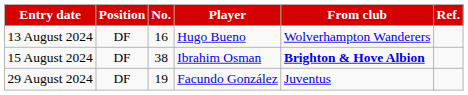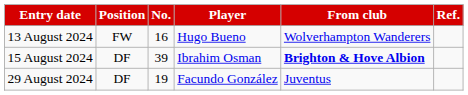(122, 36) DF -> (122, 36) FW
(161, 57) 38 -> (161, 57) 39
